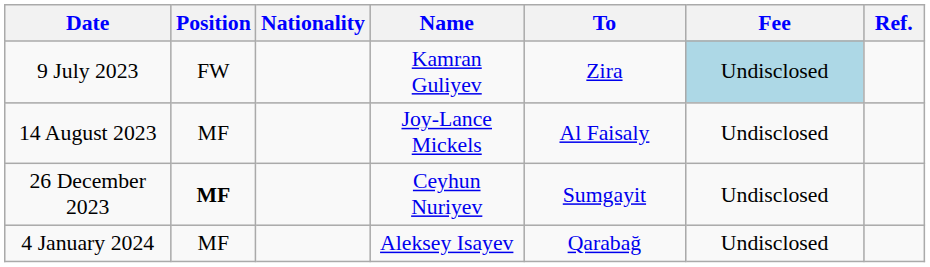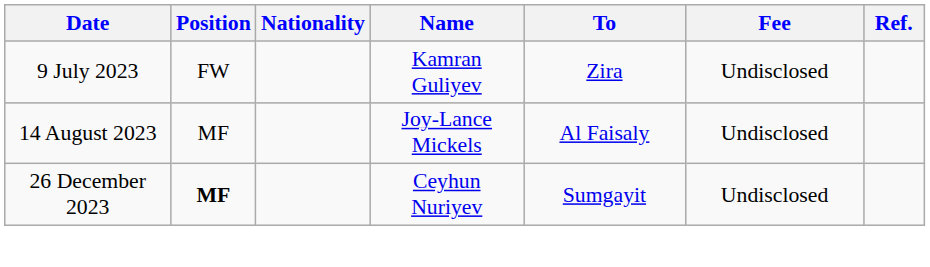(775, 71) lightblue background -> (775, 71) no background
- row: (88, 243)
